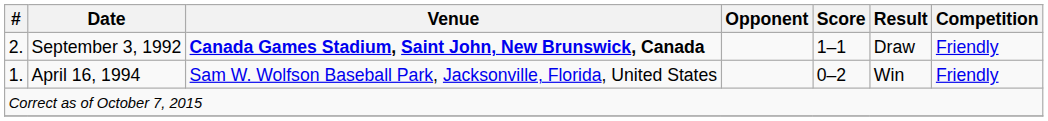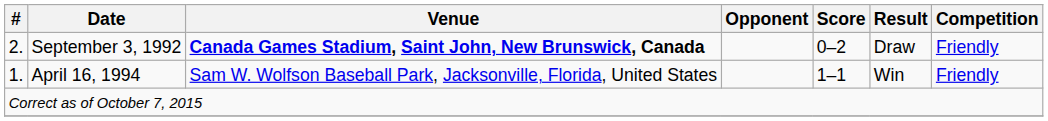(831, 47) 1–1 -> (831, 47) 0–2
(831, 75) 0–2 -> (831, 75) 1–1
